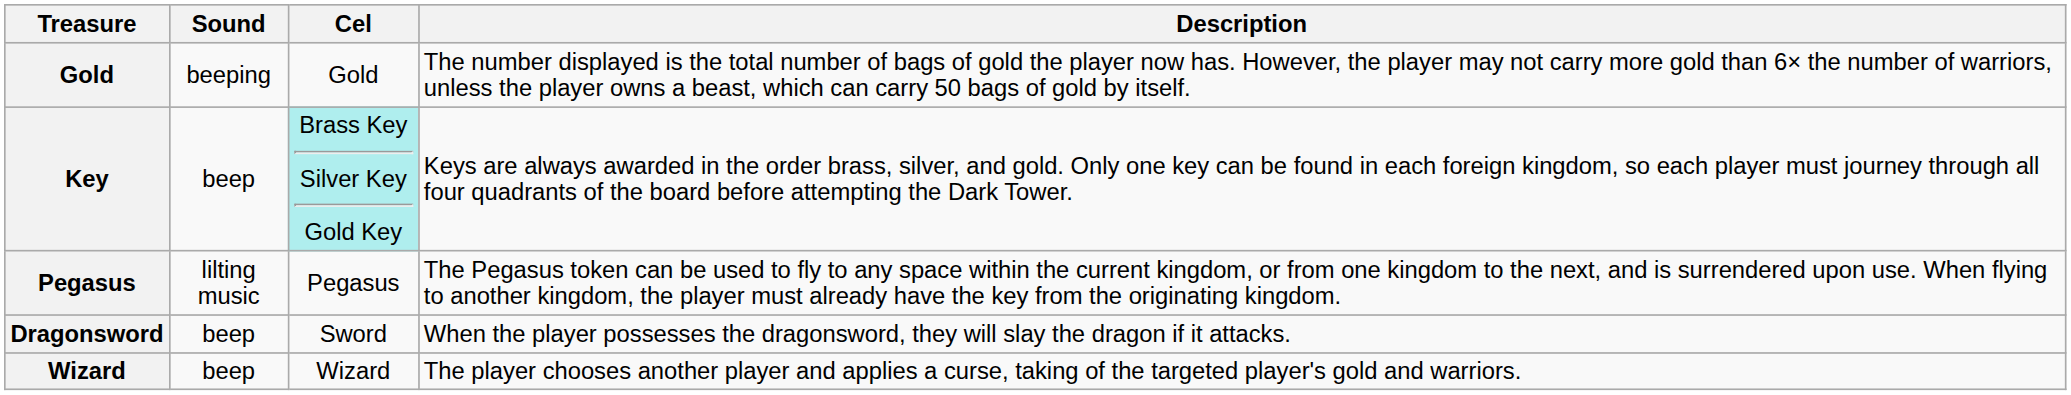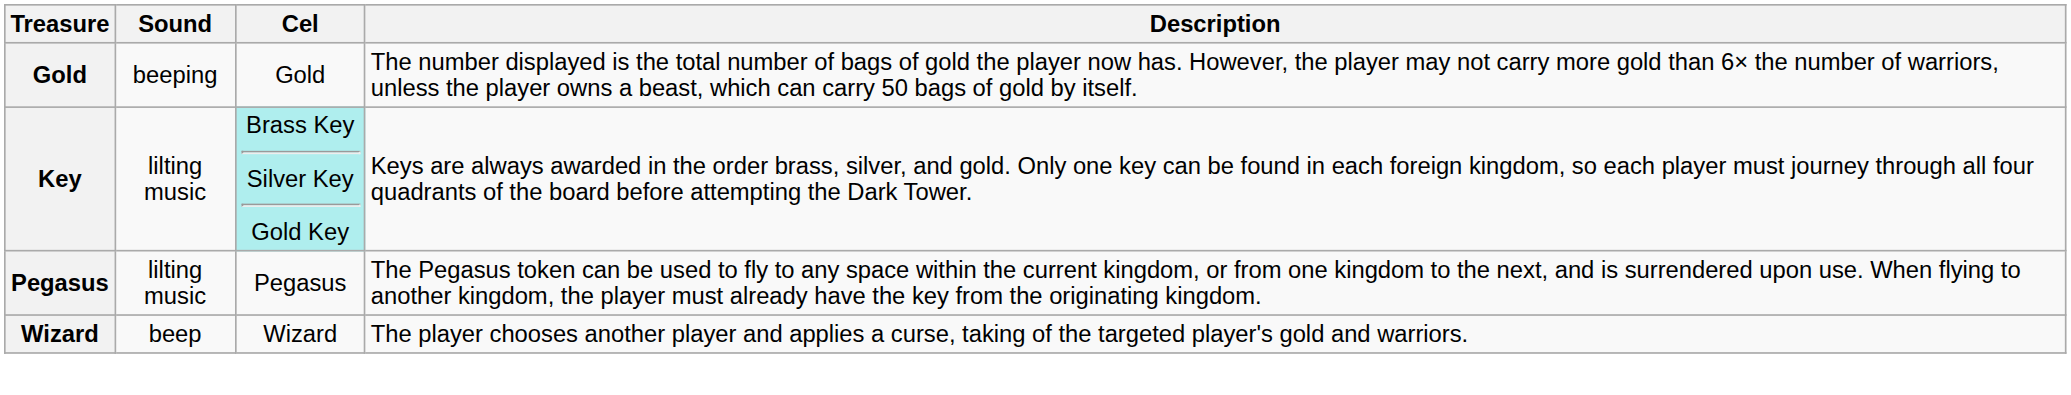(229, 179) beep -> (175, 179) lilting music
- row: (87, 334)
